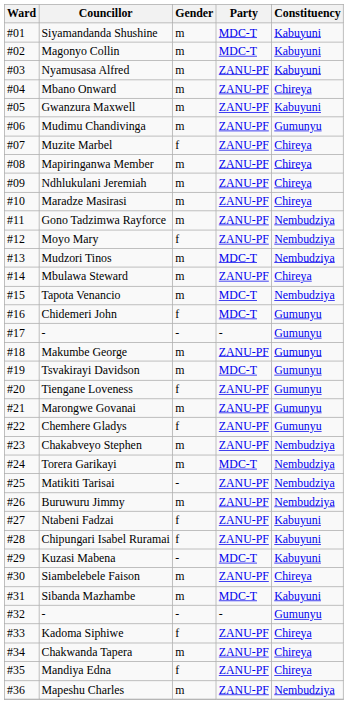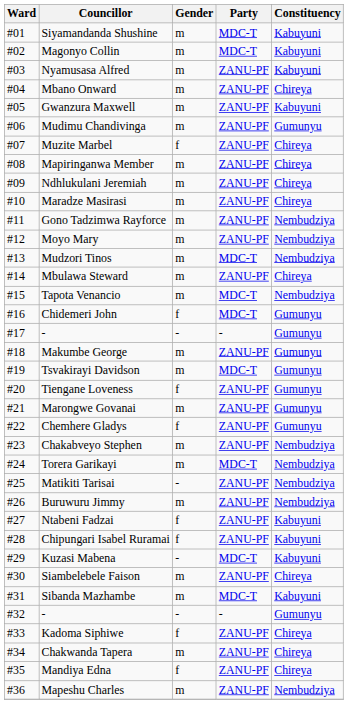(177, 239) f -> (180, 239) m
